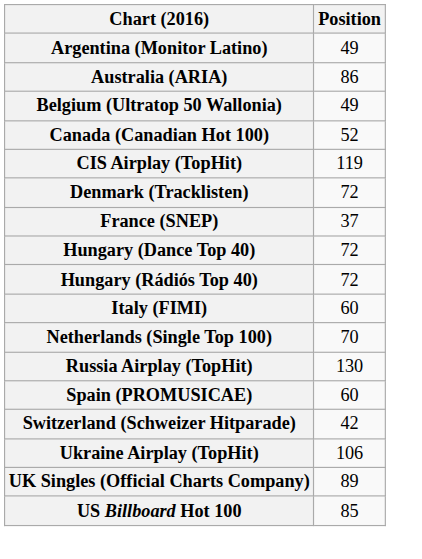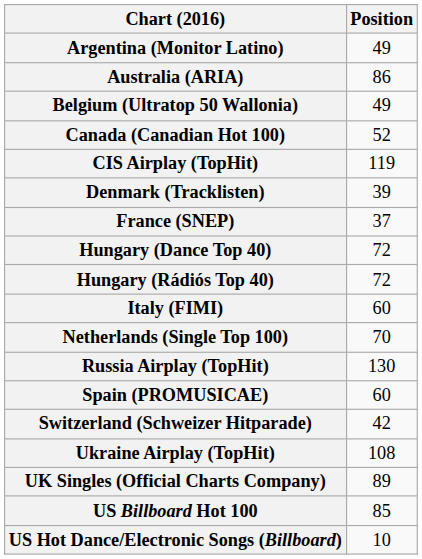(350, 192) 72 -> (382, 192) 39
(350, 452) 106 -> (382, 452) 108
+ row: (175, 539)
